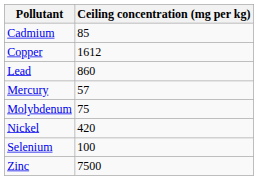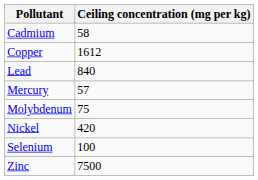(83, 33) 85 -> (83, 33) 58
(86, 71) 860 -> (86, 71) 840
